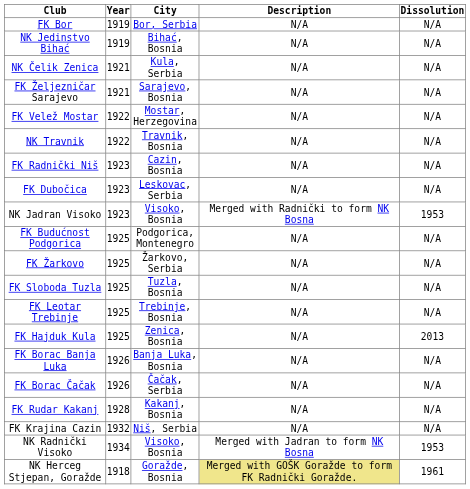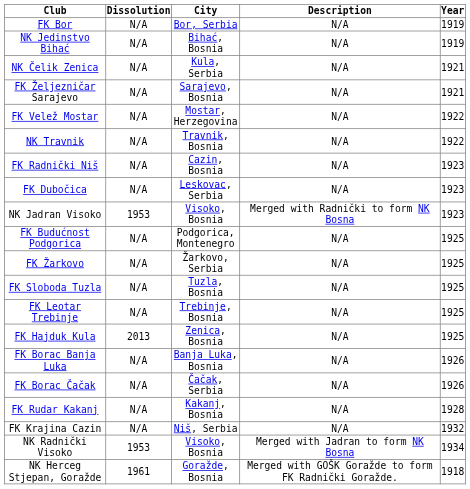columns swapped: (118, 11) <-> (432, 11)
(299, 472) khaki background -> (340, 472) no background
